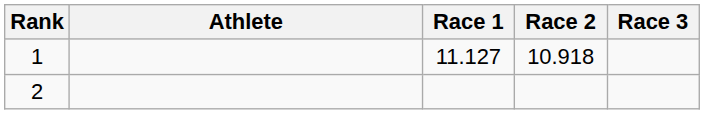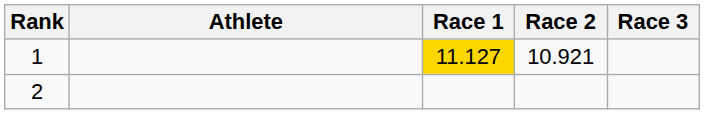(468, 56) no background -> (468, 56) gold background
(561, 56) 10.918 -> (561, 56) 10.921
